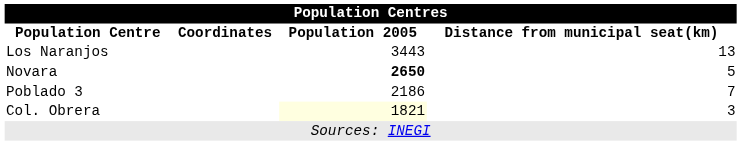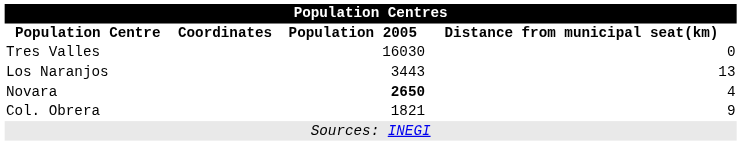+ row: (53, 53)
(731, 72) 5 -> (731, 92) 4
- row: (44, 92)
(408, 111) lightyellow background -> (408, 111) no background
(731, 111) 3 -> (731, 111) 9
